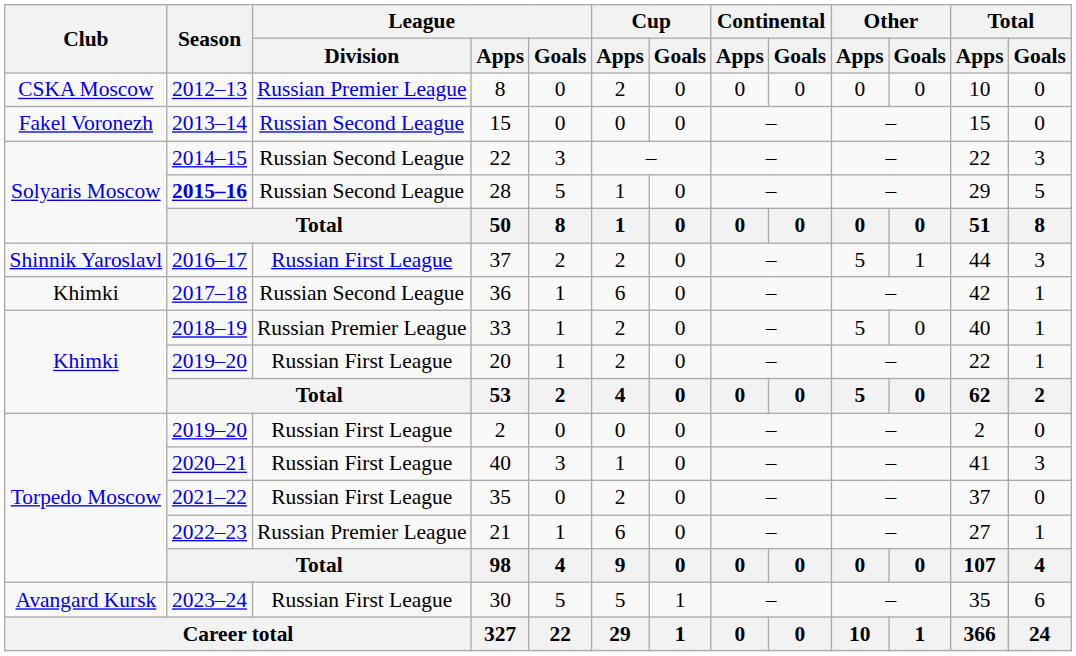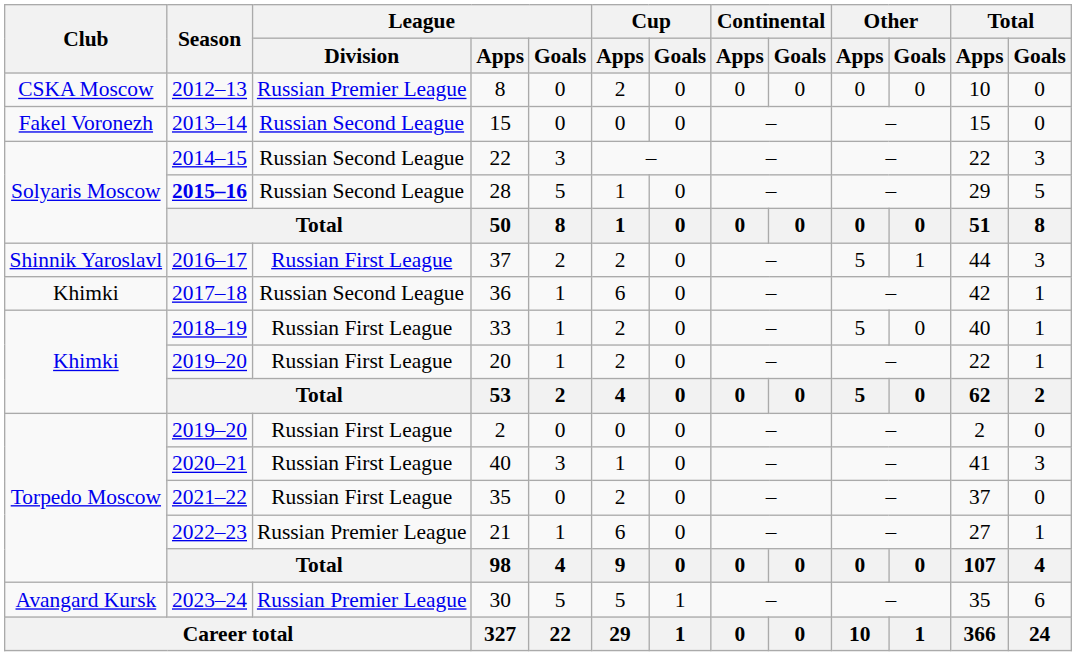(362, 327) Russian Premier League -> (362, 327) Russian First League
(362, 599) Russian First League -> (362, 599) Russian Premier League
